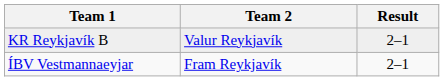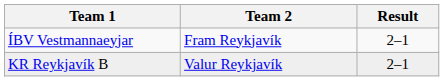rows swapped: (71, 64) <-> (58, 40)
